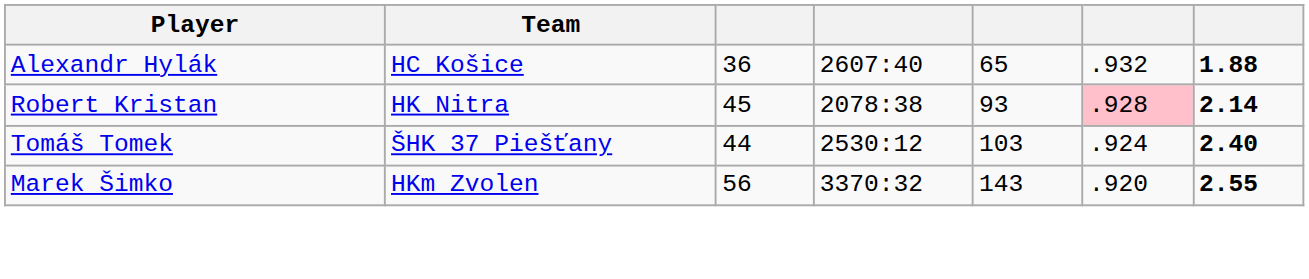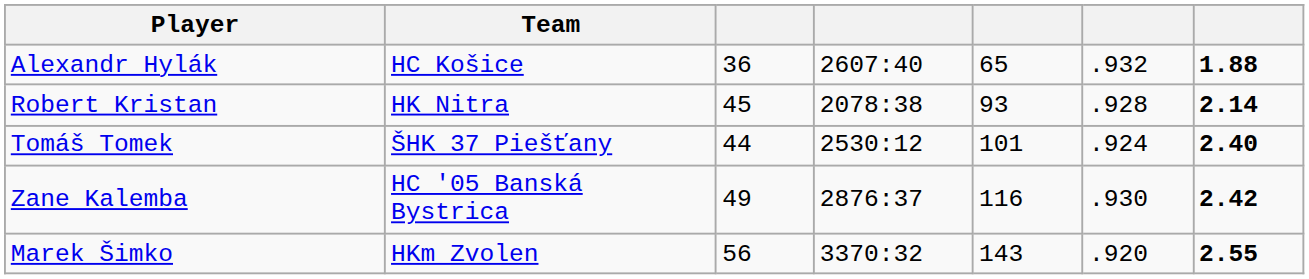(1118, 105) pink background -> (1118, 105) no background
(1001, 145) 103 -> (1001, 145) 101
+ row: (99, 199)
